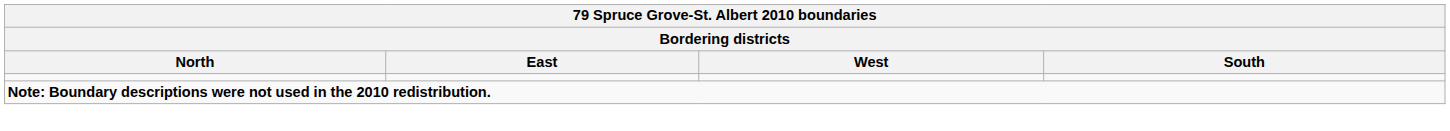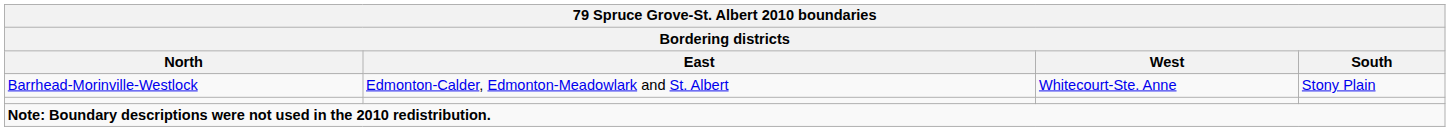+ row: (103, 85)
